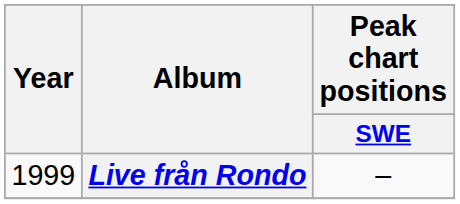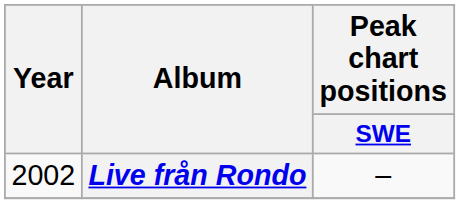(43, 175) 1999 -> (43, 175) 2002
